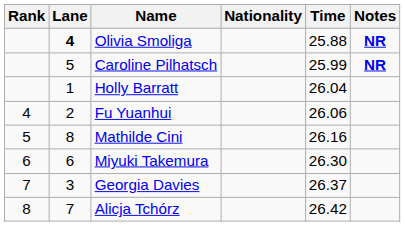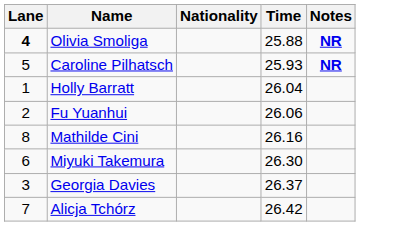- column: (27, 16)
(328, 64) 25.99 -> (284, 64) 25.93
